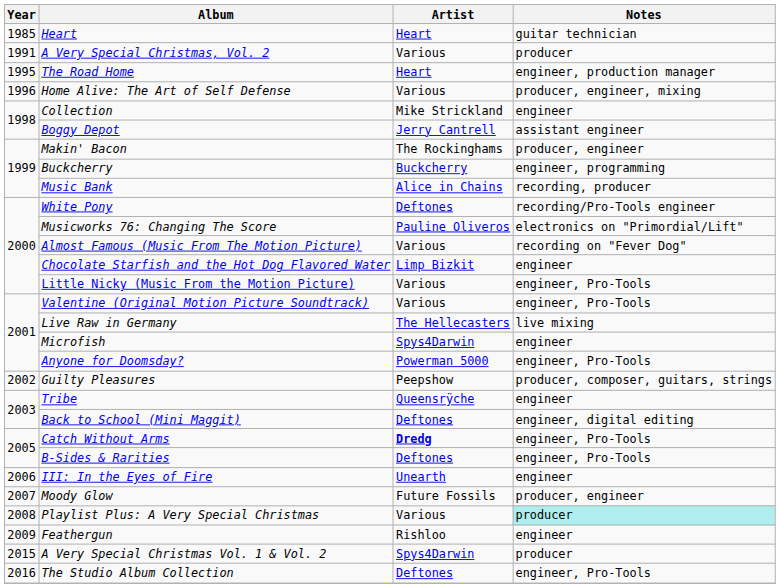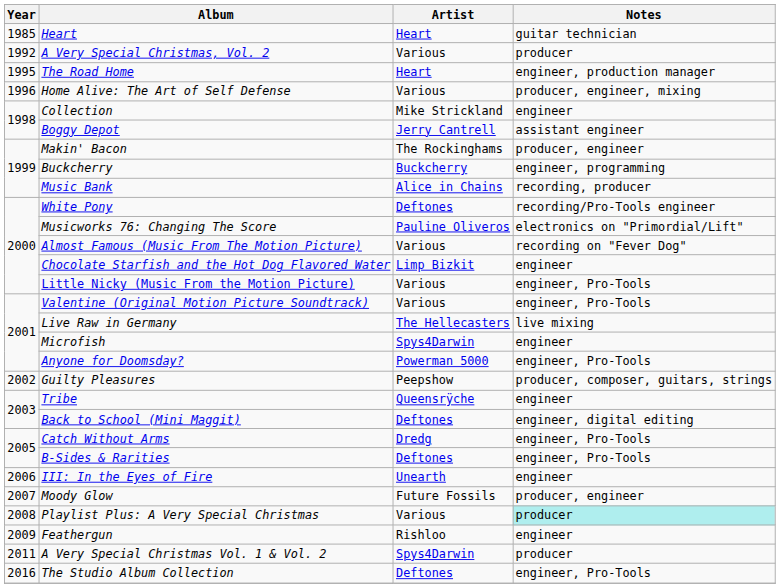(22, 53) 1991 -> (22, 53) 1992
(414, 438) bold -> (414, 438) normal
(22, 554) 2015 -> (22, 554) 2011
